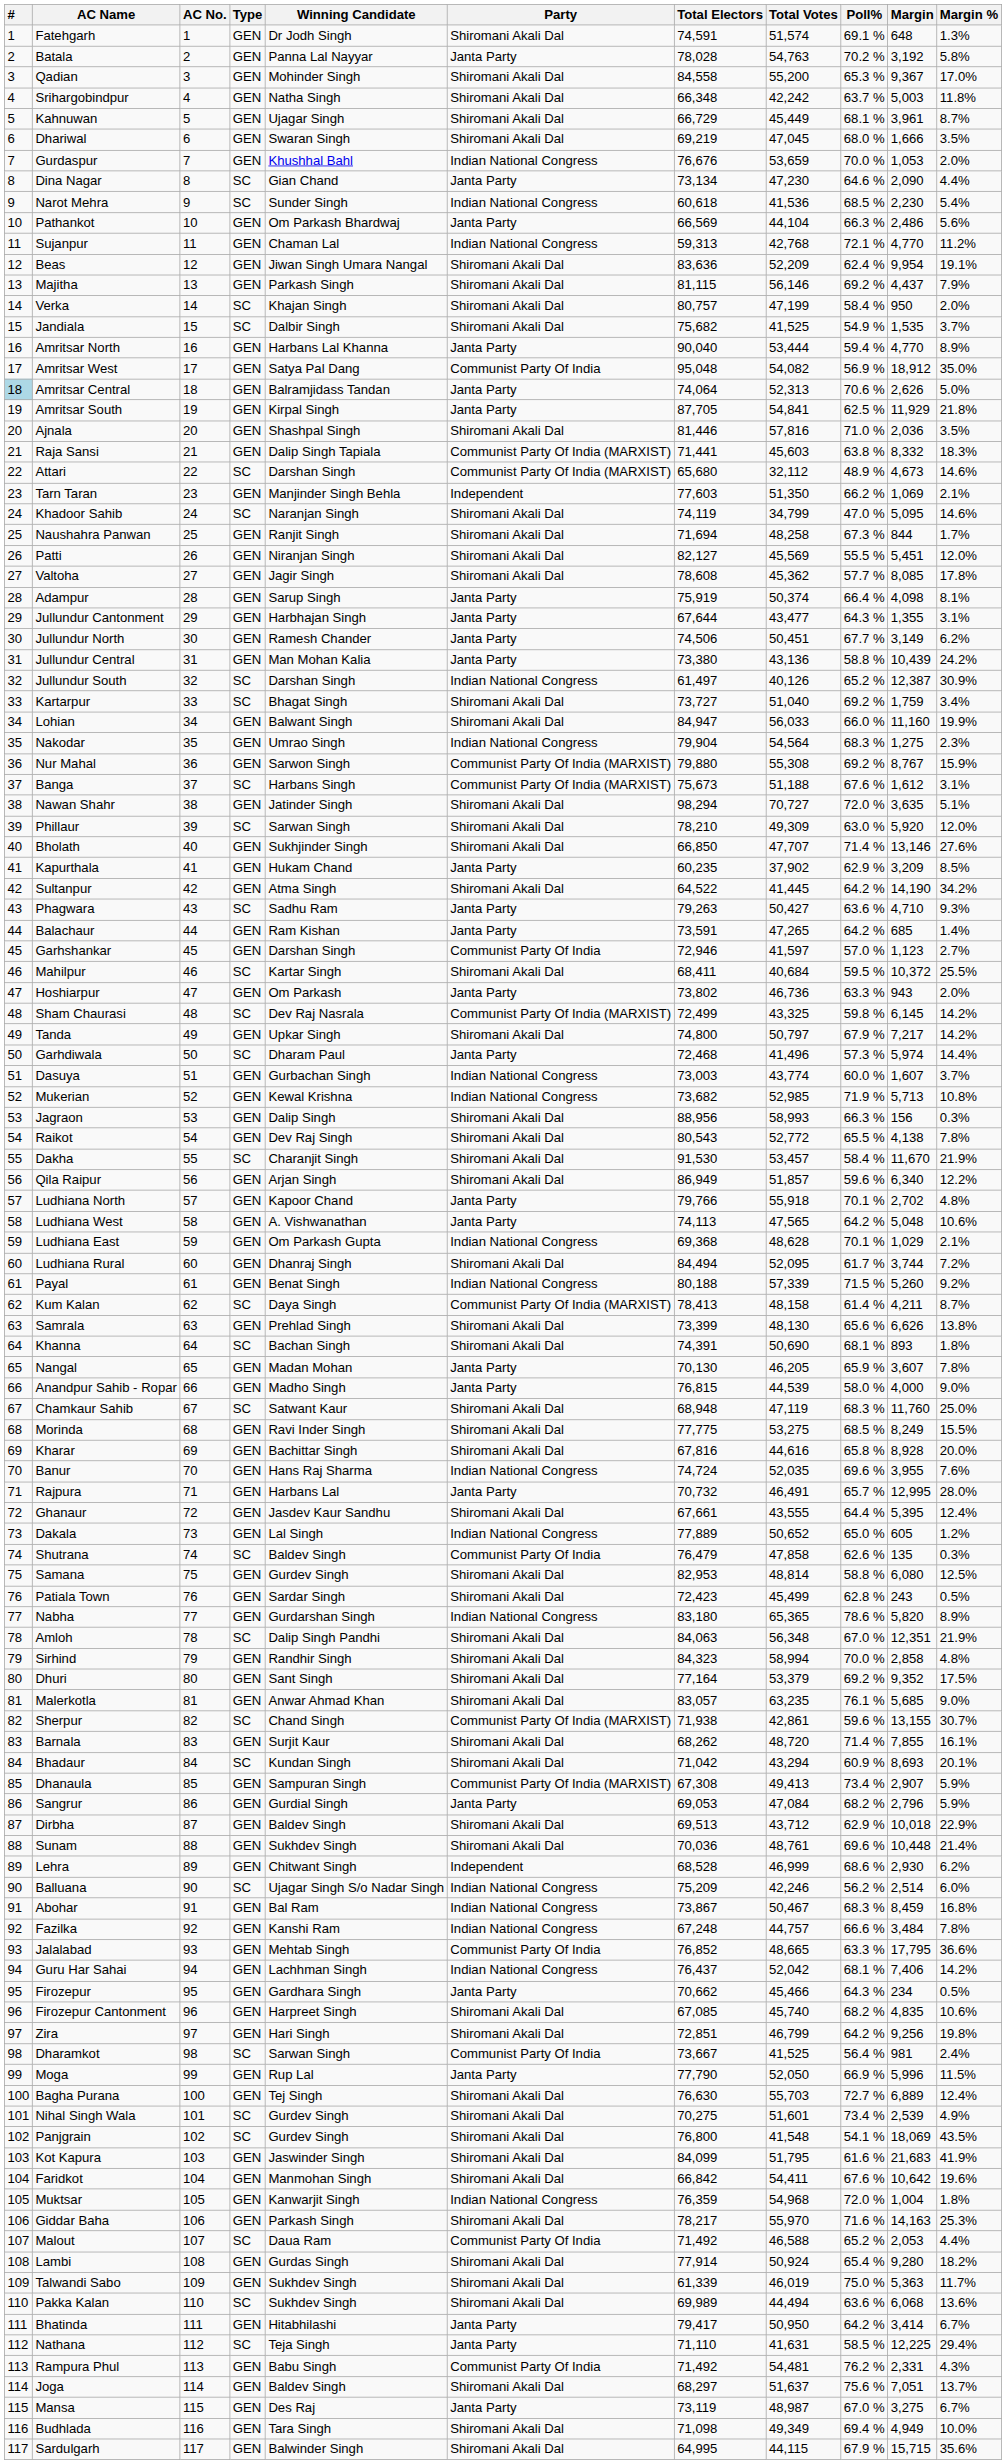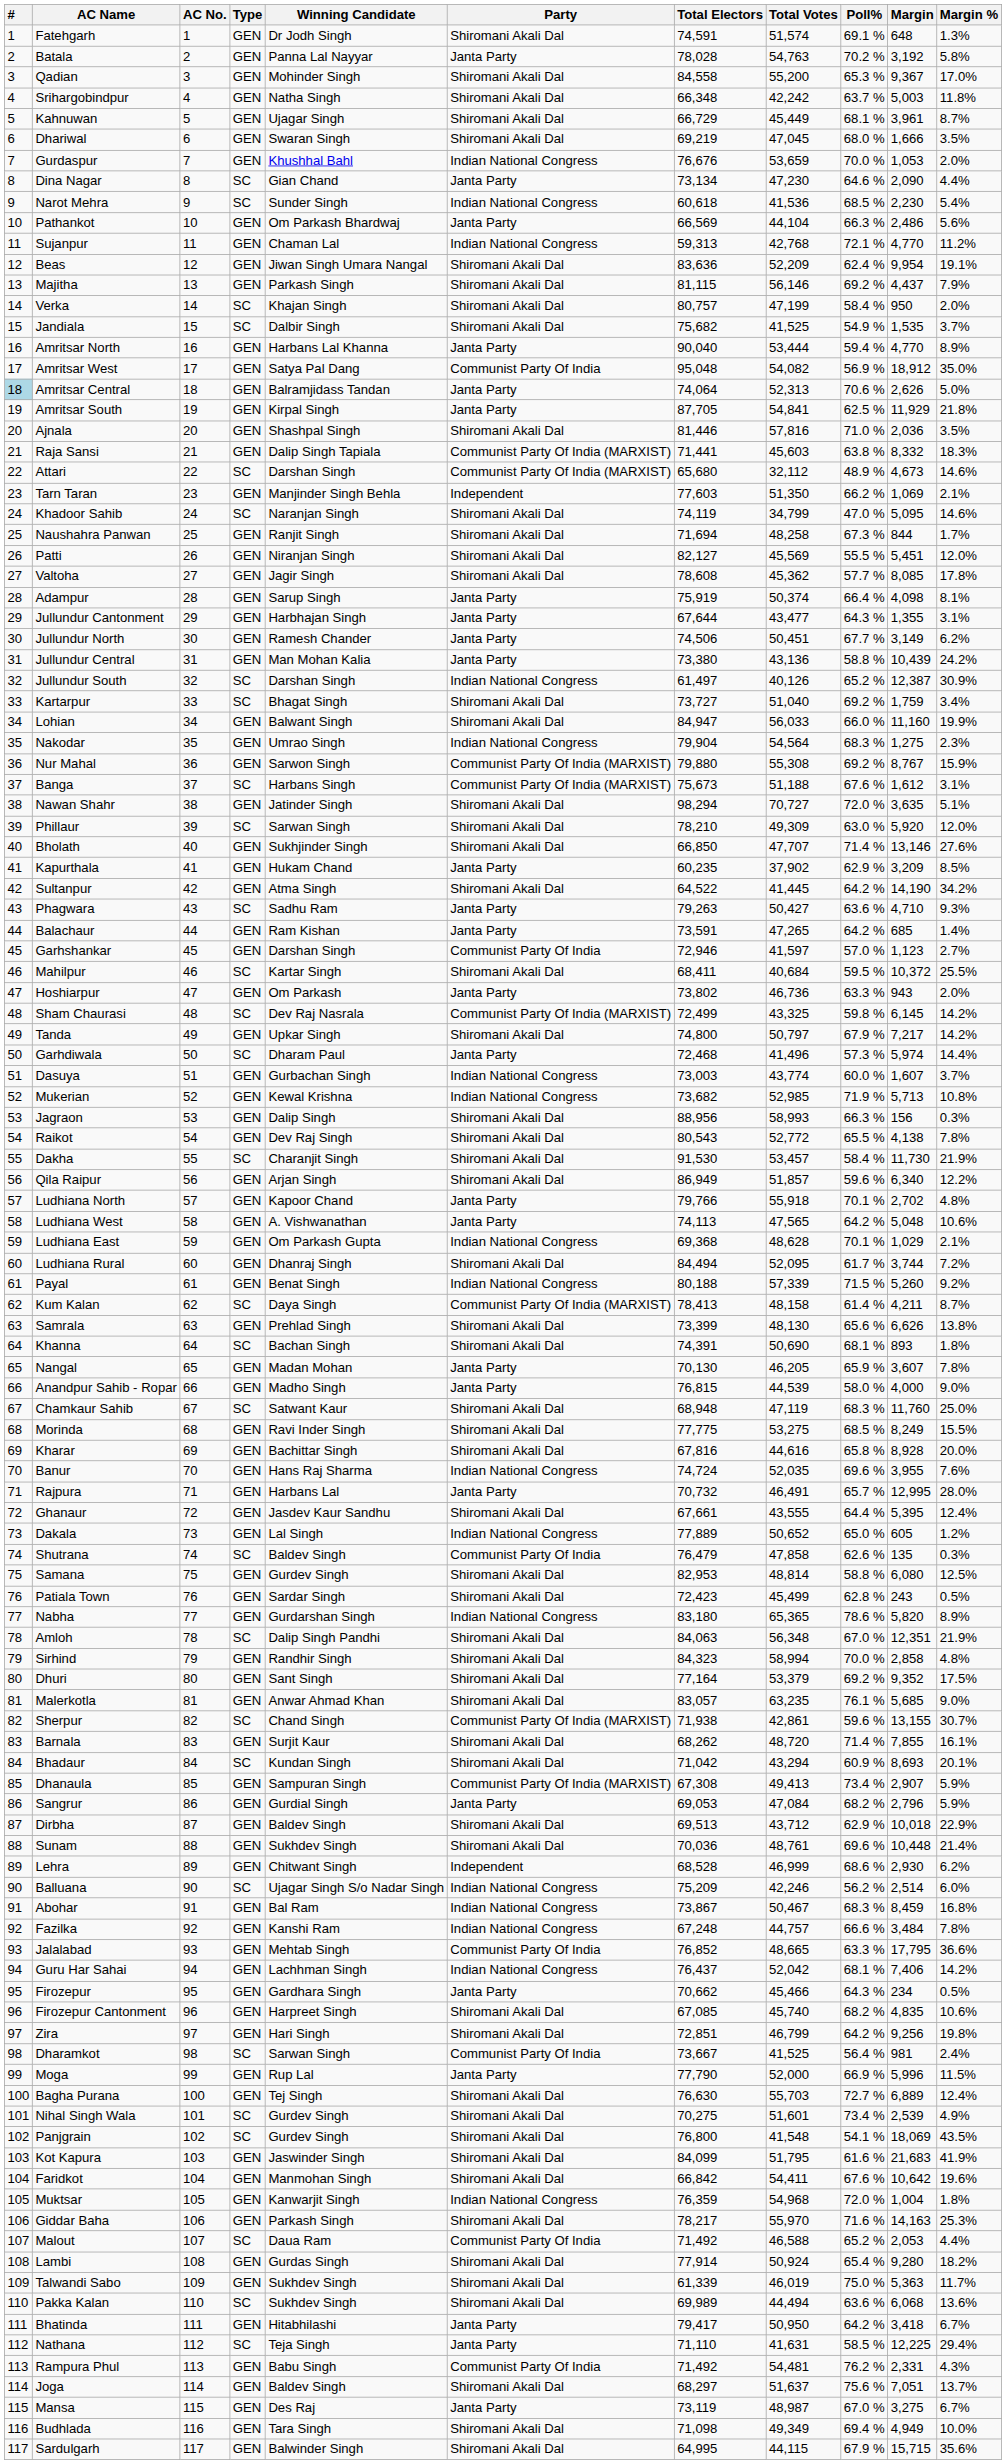(910, 1159) 11,670 -> (910, 1159) 11,730
(789, 2074) 52,050 -> (789, 2074) 52,000
(907, 2324) 3,414 -> (907, 2324) 3,418
